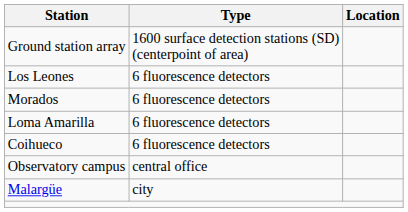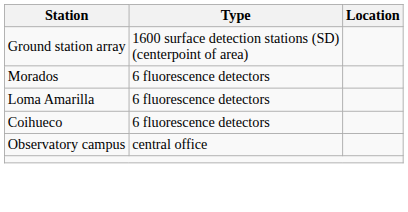- row: (41, 76)
- row: (35, 189)
